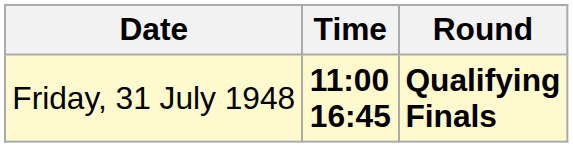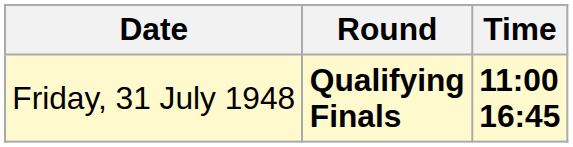columns swapped: (350, 29) <-> (483, 29)
